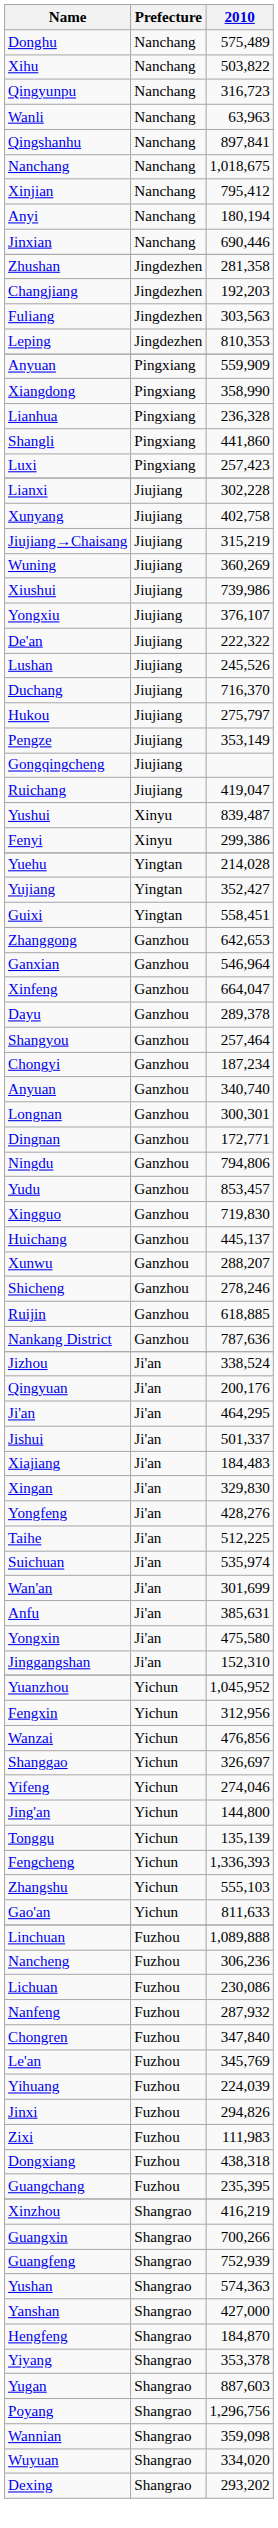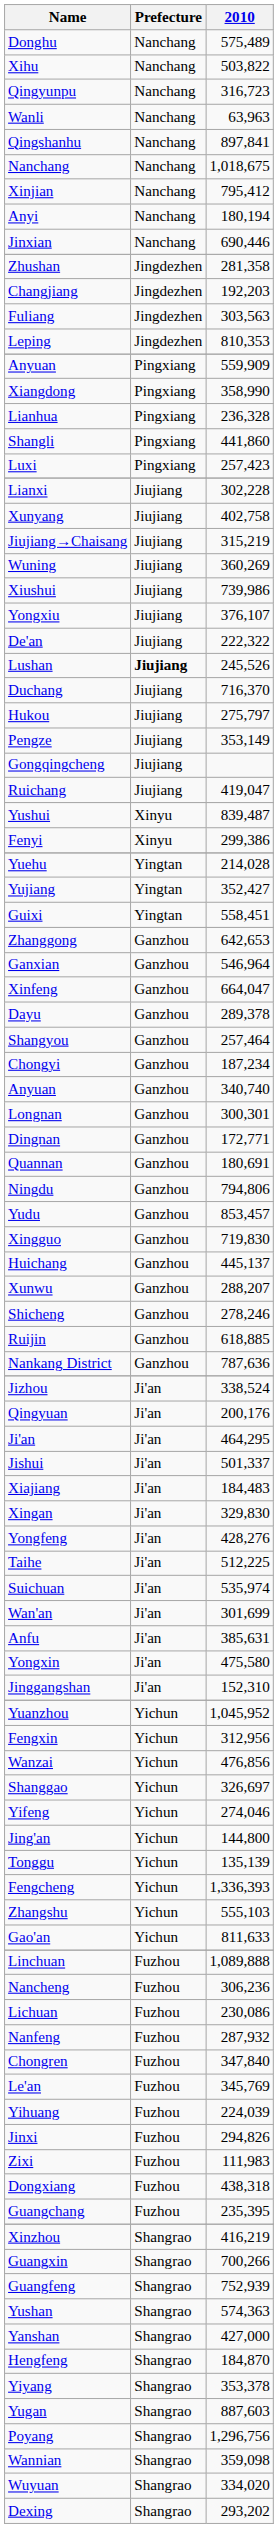(158, 665) normal -> (161, 665) bold
+ row: (35, 1164)
